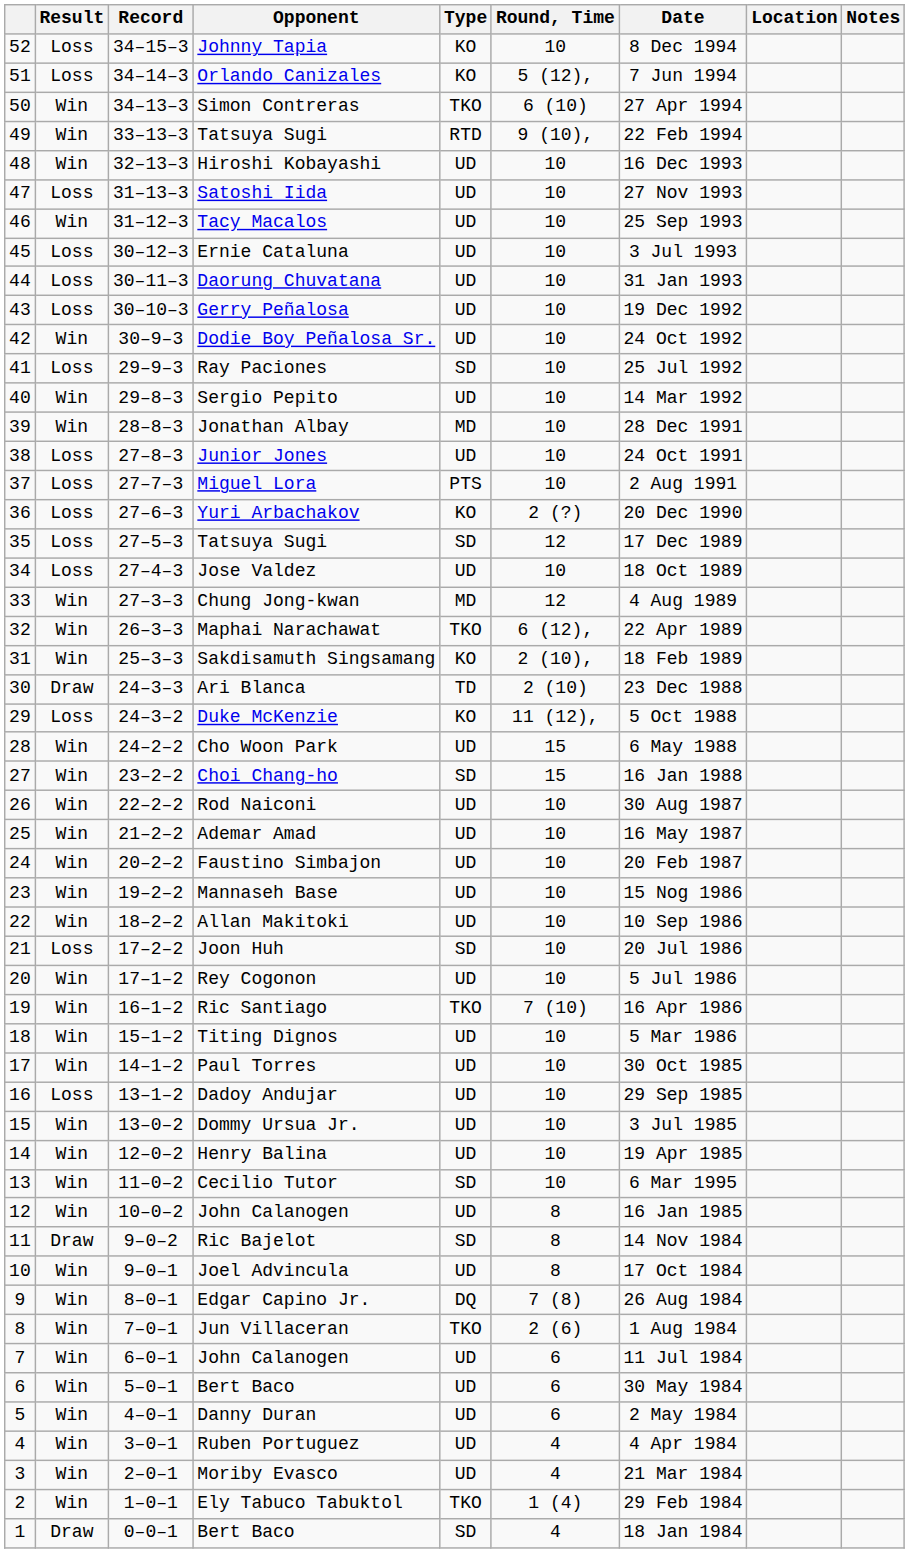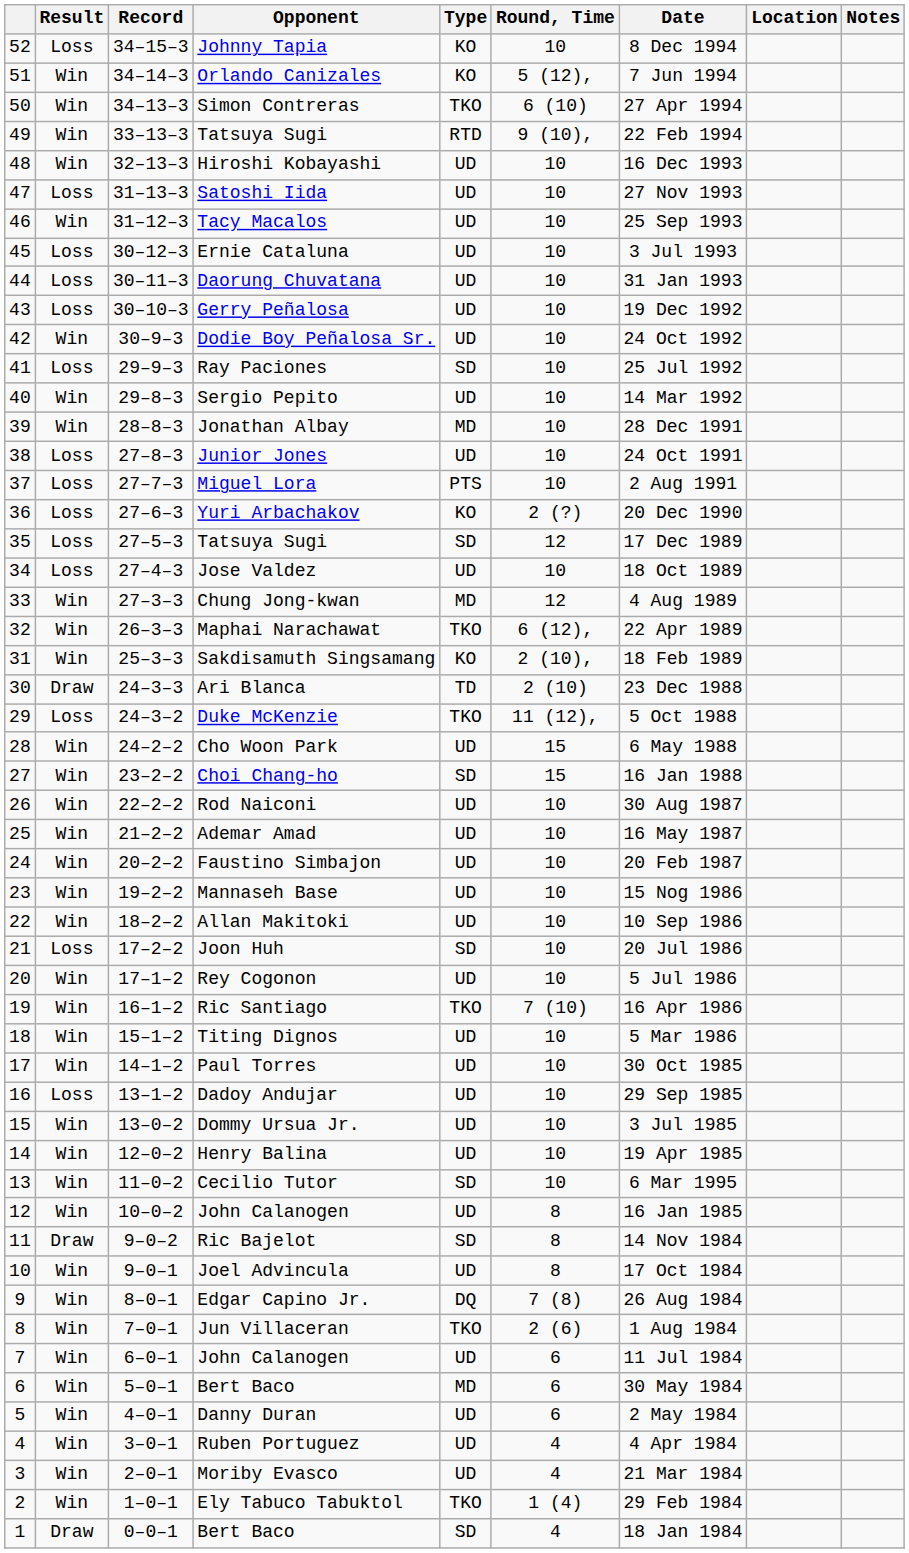(72, 78) Loss -> (72, 78) Win
(466, 718) KO -> (466, 718) TKO
(466, 1388) UD -> (466, 1388) MD
